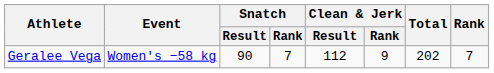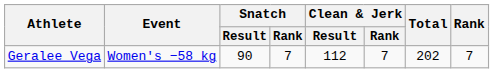(385, 56) 9 -> (385, 56) 7
